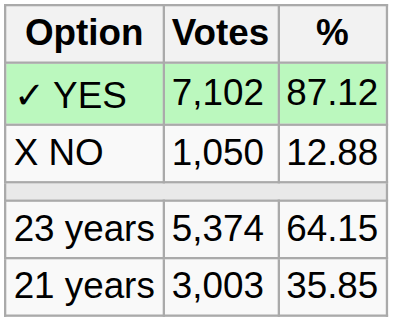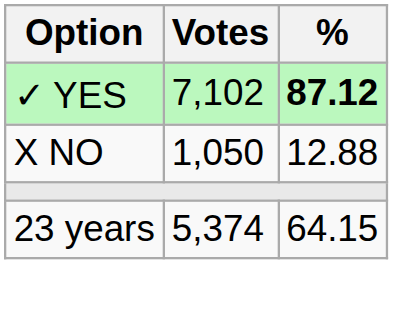(332, 93) normal -> (332, 93) bold
- row: (84, 286)
